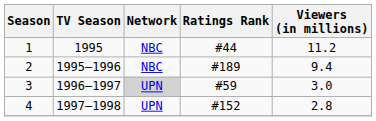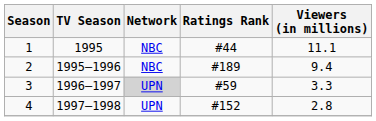(322, 47) 11.2 -> (322, 47) 11.1
(322, 86) 3.0 -> (322, 86) 3.3
